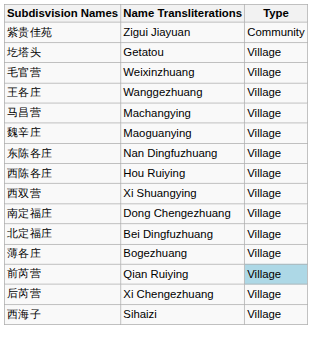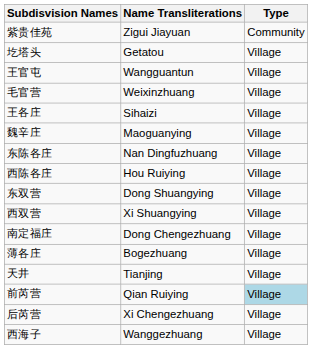+ row: (24, 72)
(163, 93) Wanggezhuang -> (140, 113) Sihaizi
- row: (24, 112)
+ row: (24, 193)
- row: (30, 233)
+ row: (18, 273)
(140, 314) Sihaizi -> (163, 334) Wanggezhuang
